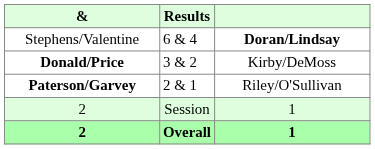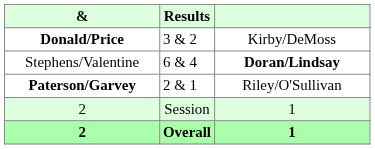rows swapped: (82, 62) <-> (82, 39)
